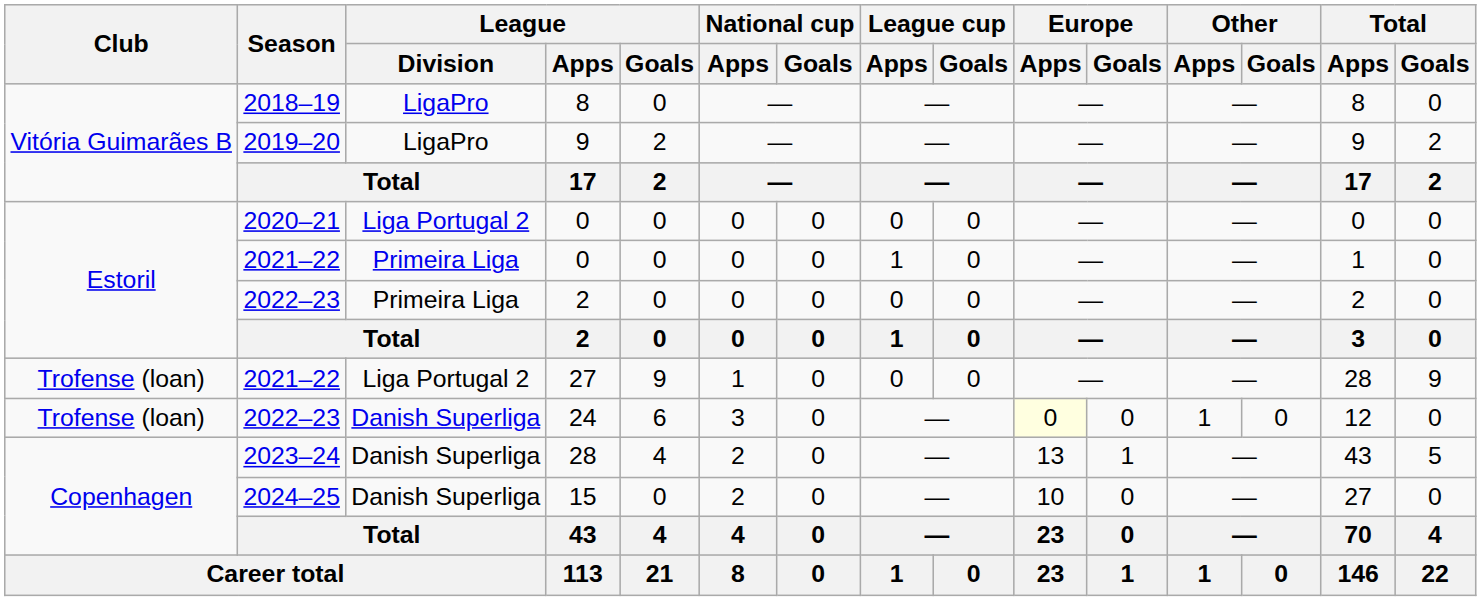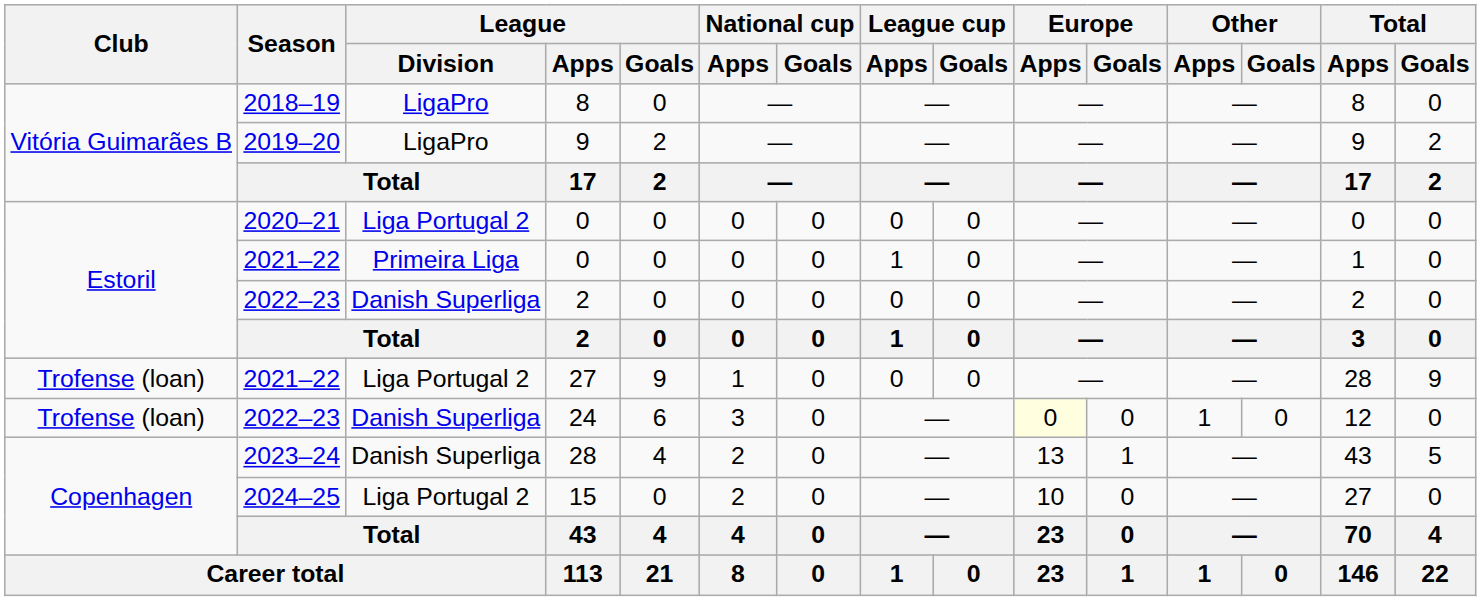(446, 299) Primeira Liga -> (446, 299) Danish Superliga
(446, 496) Danish Superliga -> (446, 496) Liga Portugal 2
